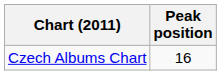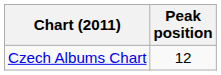(183, 57) 16 -> (183, 57) 12
